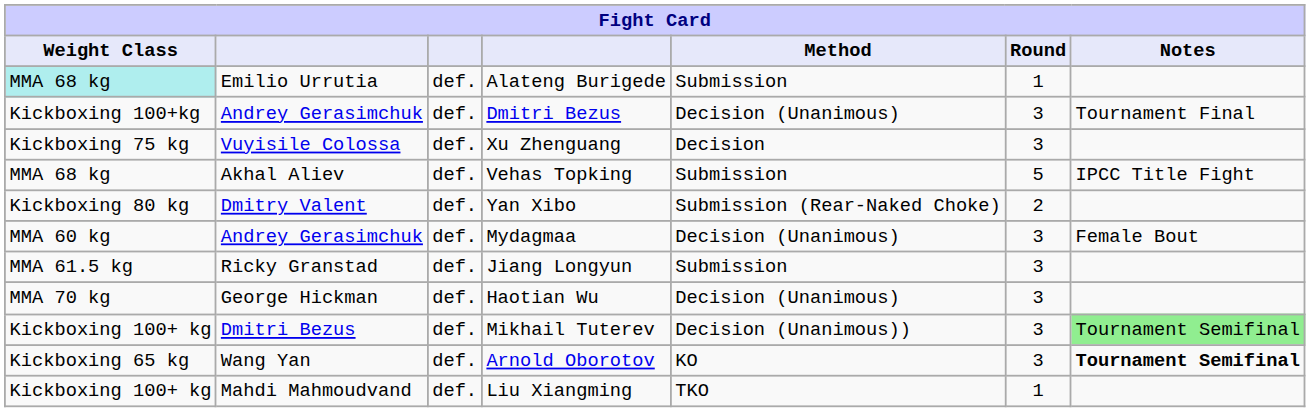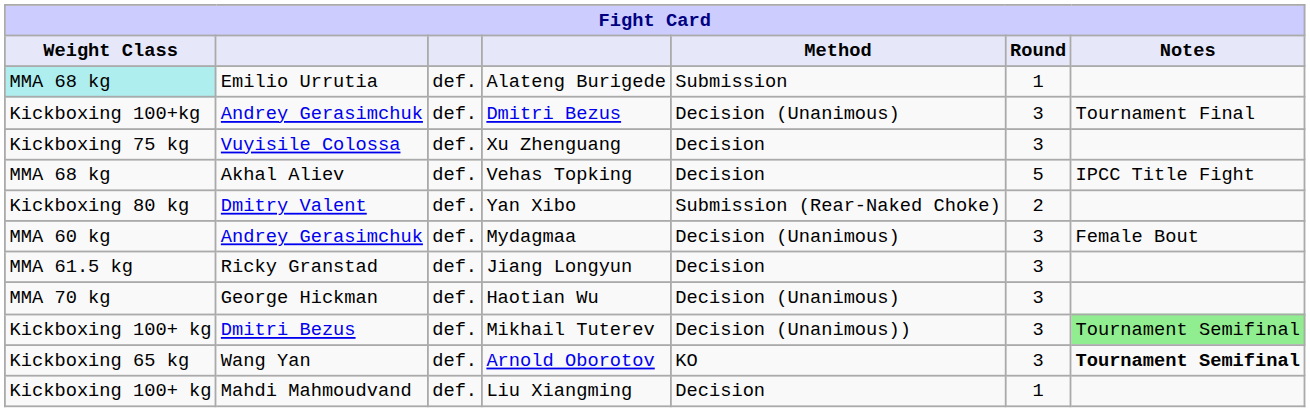(731, 175) Submission -> (720, 175) Decision
(731, 268) Submission -> (720, 268) Decision
(692, 391) TKO -> (720, 391) Decision
